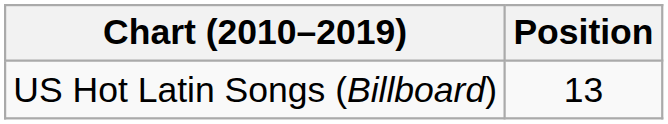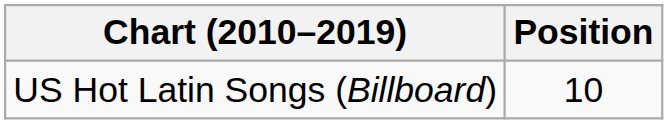(583, 88) 13 -> (583, 88) 10
